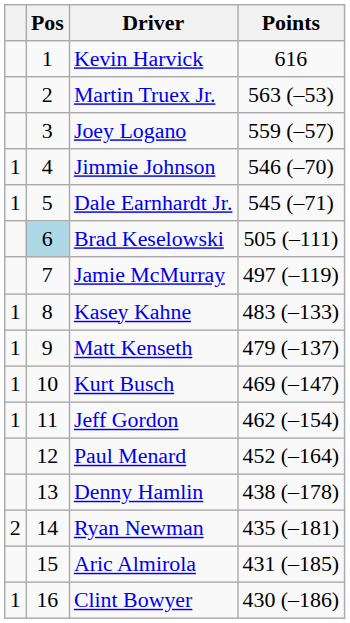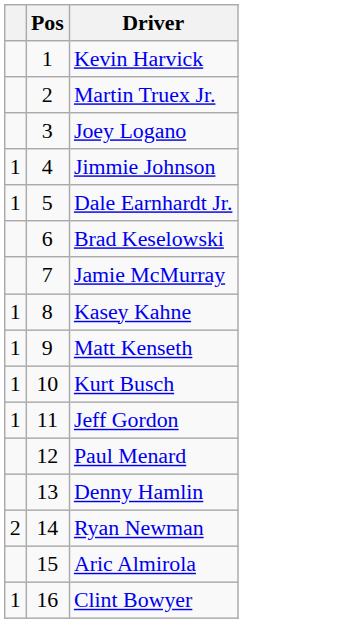- column: (291, 22)
(47, 239) lightblue background -> (47, 239) no background
